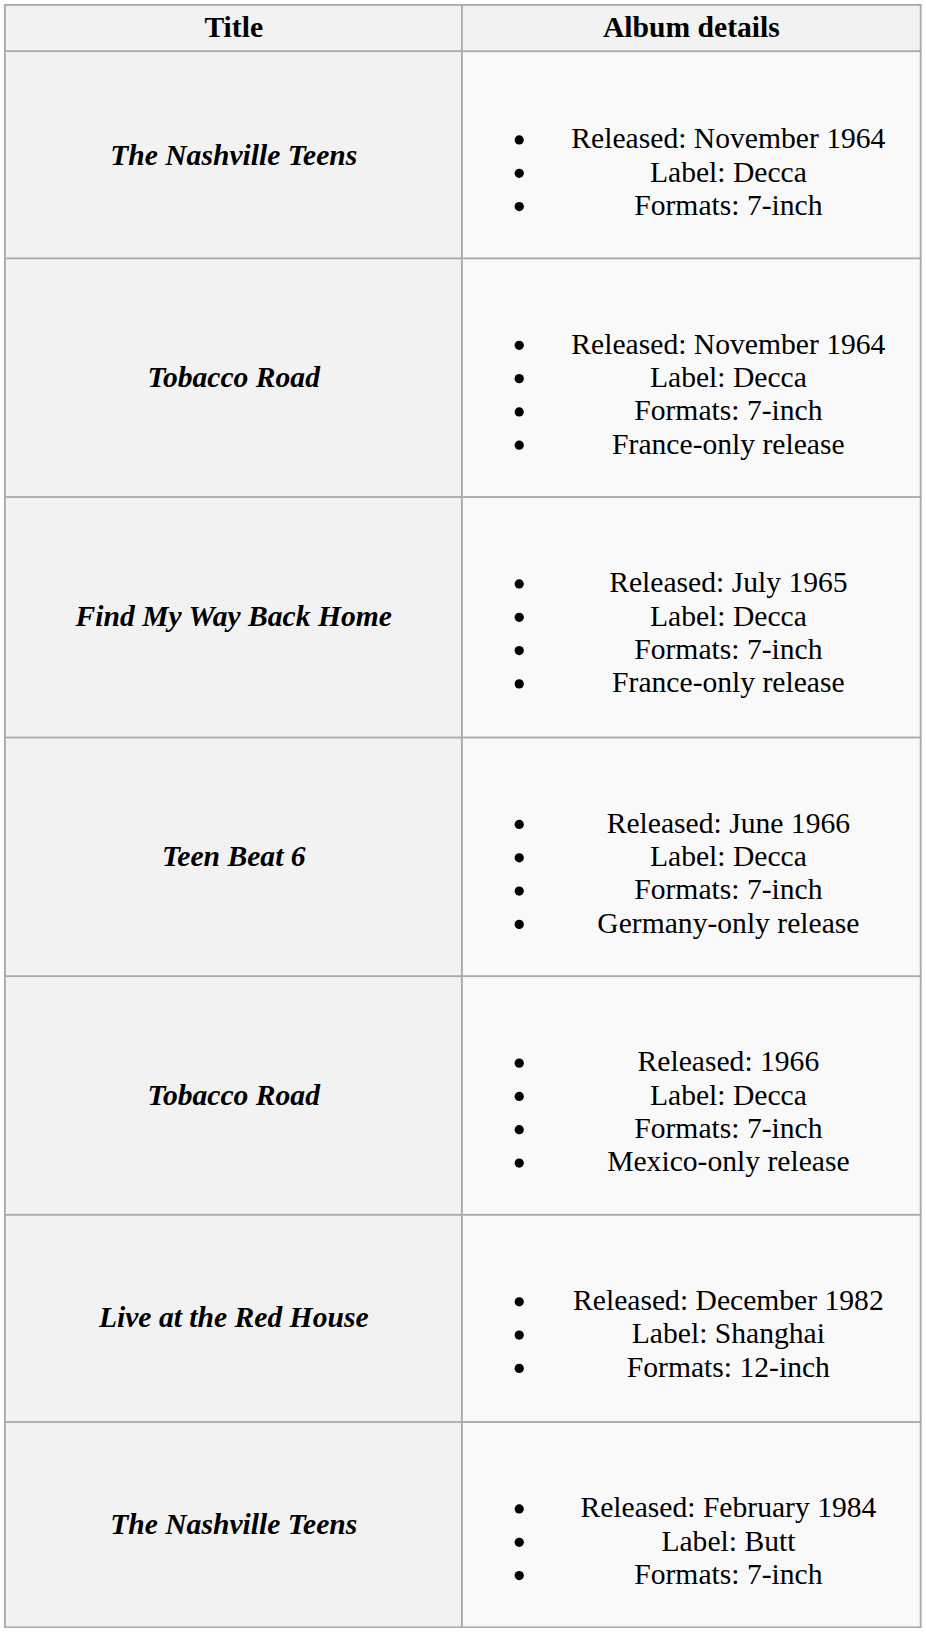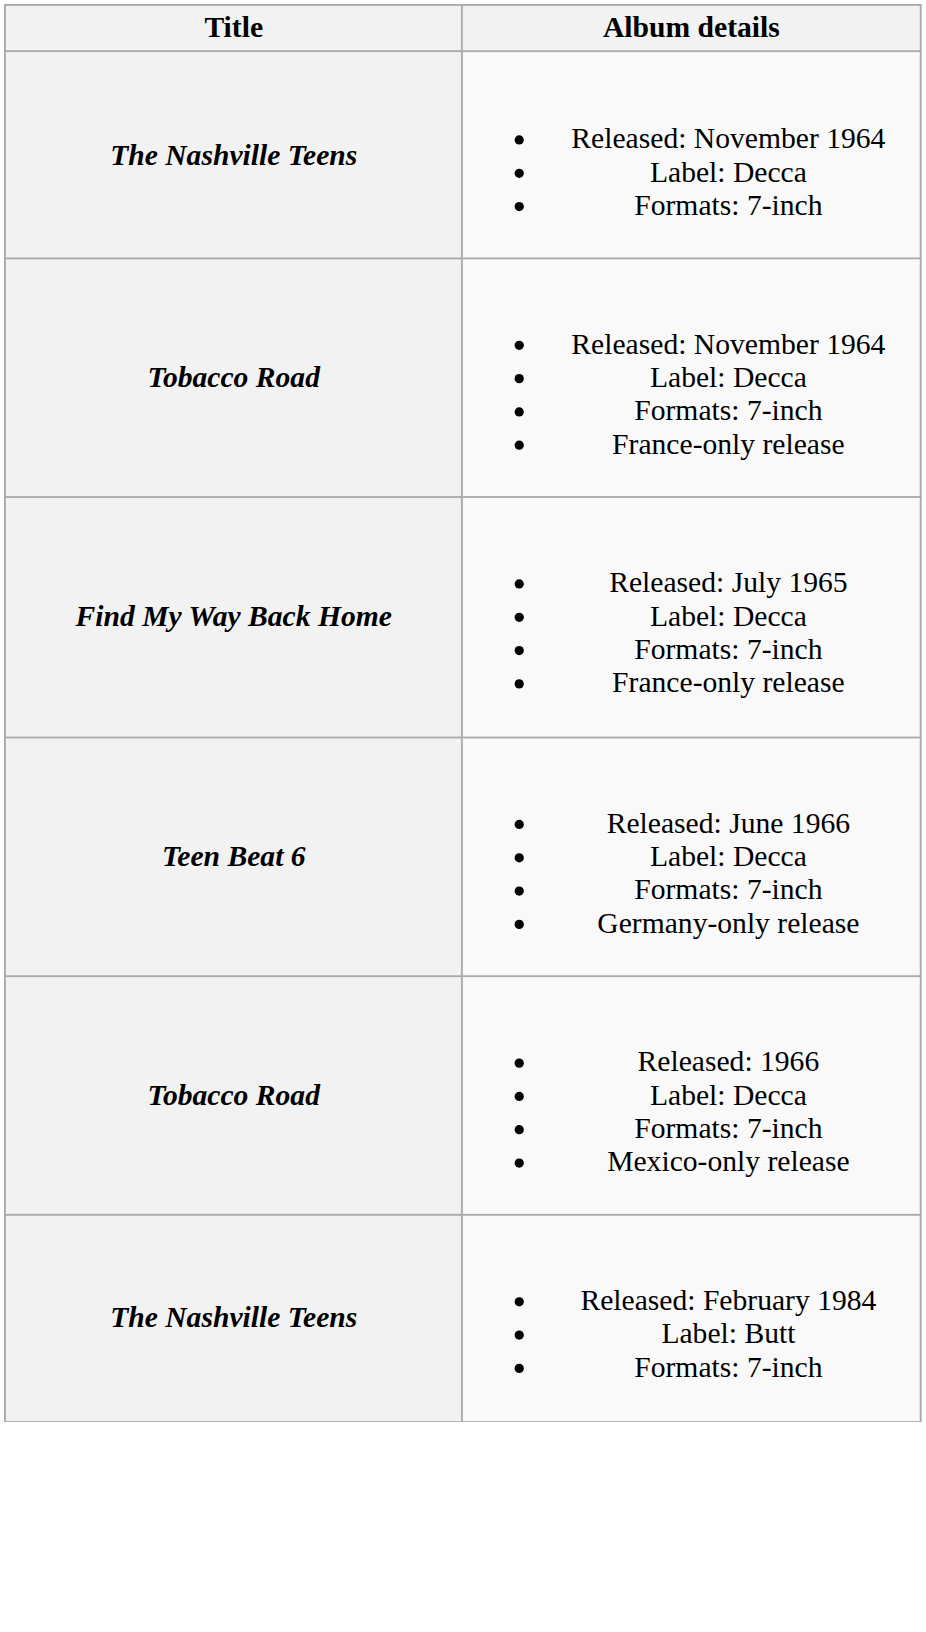- row: (691, 1335)
